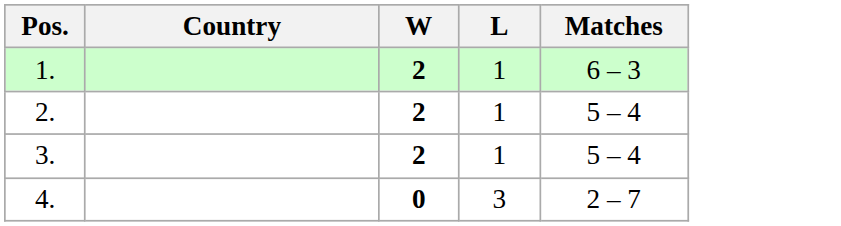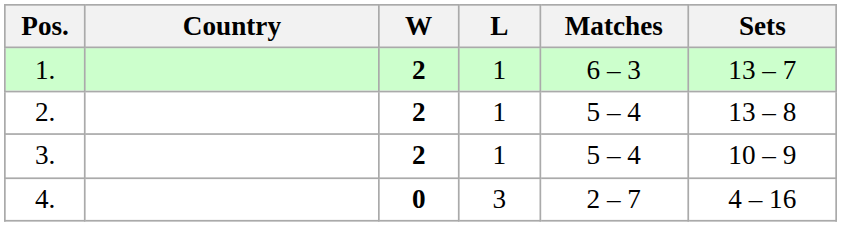+ column: (762, 26)
